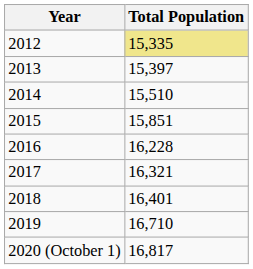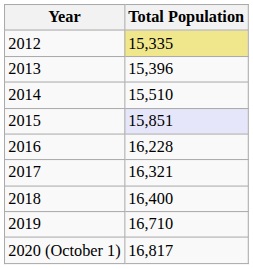(151, 69) 15,397 -> (151, 69) 15,396
(151, 120) no background -> (151, 120) lavender background
(151, 198) 16,401 -> (151, 198) 16,400
